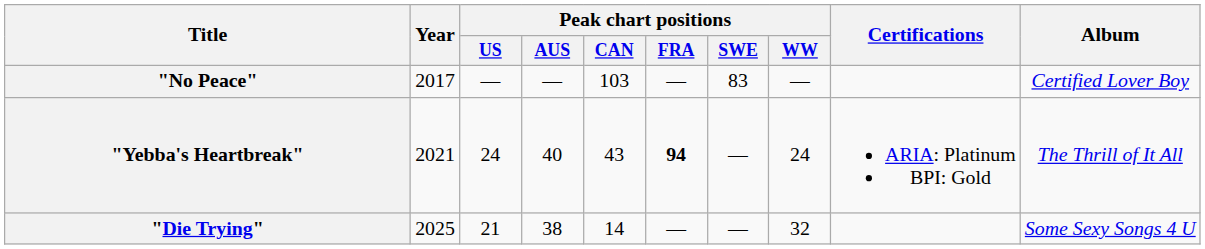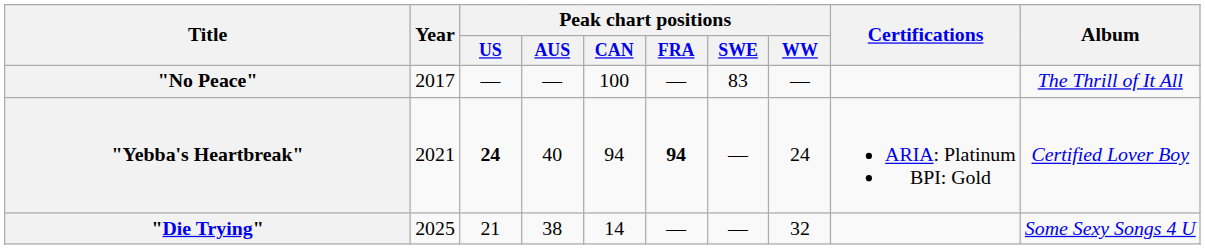(614, 81) 103 -> (614, 81) 100
(1110, 81) Certified Lover Boy -> (1110, 81) The Thrill of It All
(490, 154) normal -> (490, 154) bold
(614, 154) 43 -> (614, 154) 94
(1110, 154) The Thrill of It All -> (1110, 154) Certified Lover Boy
